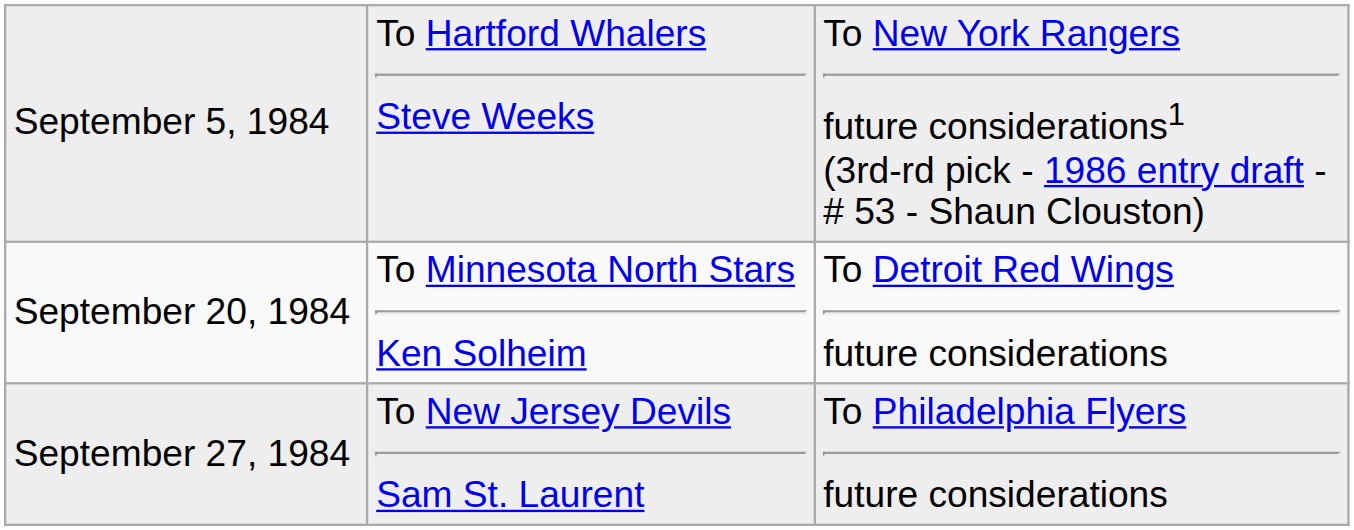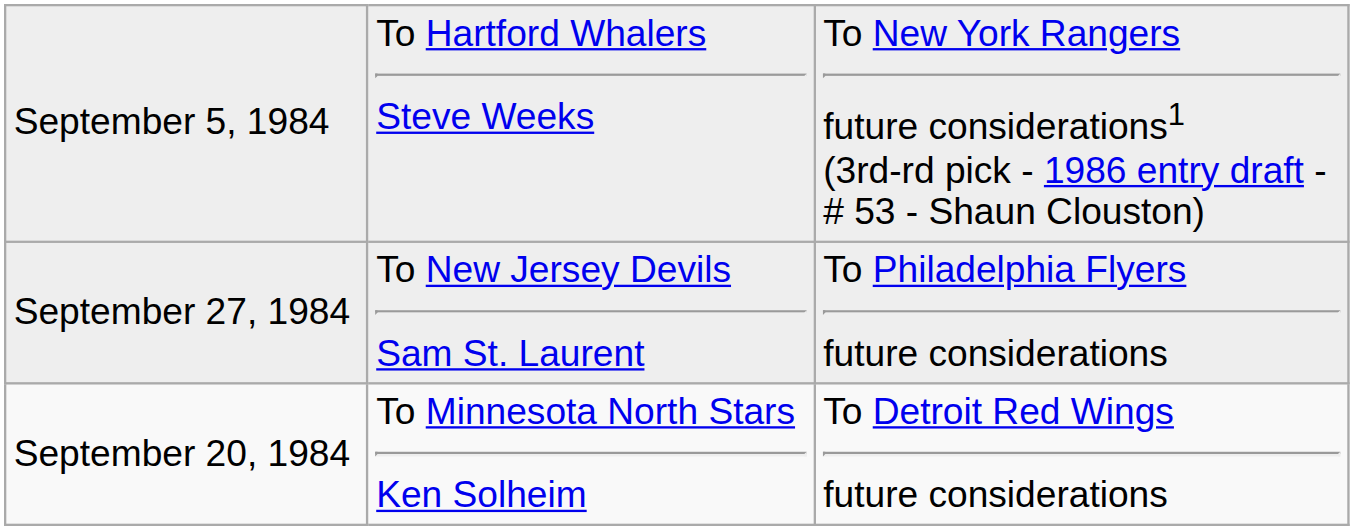rows swapped: (182, 311) <-> (182, 454)
